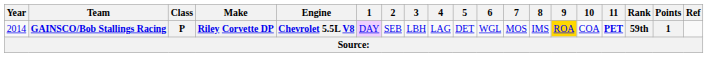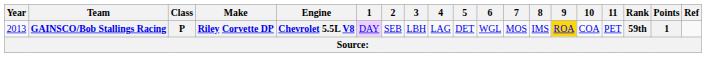(16, 29) 2014 -> (16, 29) 2013
(614, 29) bold -> (613, 29) normal
